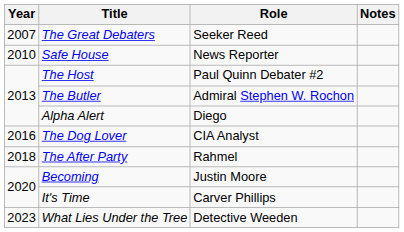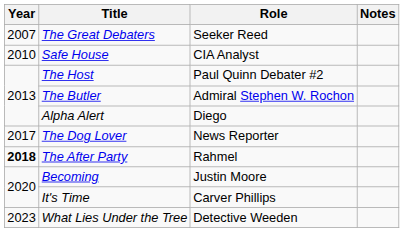(236, 55) News Reporter -> (226, 55) CIA Analyst
(22, 136) 2016 -> (22, 136) 2017
(226, 136) CIA Analyst -> (236, 136) News Reporter
(22, 156) normal -> (22, 156) bold
